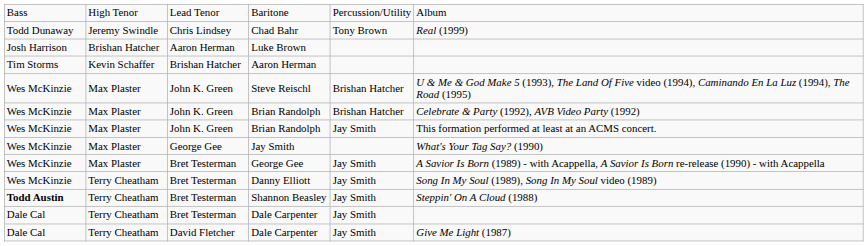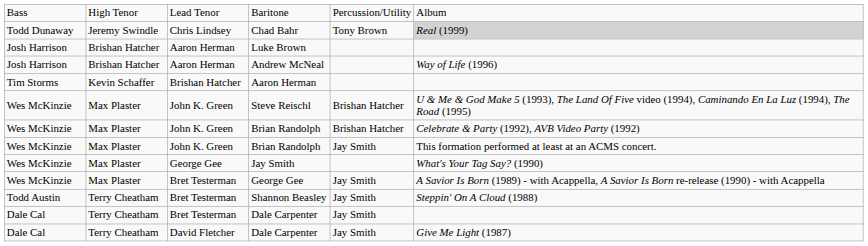(442, 30) no background -> (442, 30) lightgrey background
+ row: (202, 64)
- row: (203, 180)
(35, 197) bold -> (34, 197) normal
